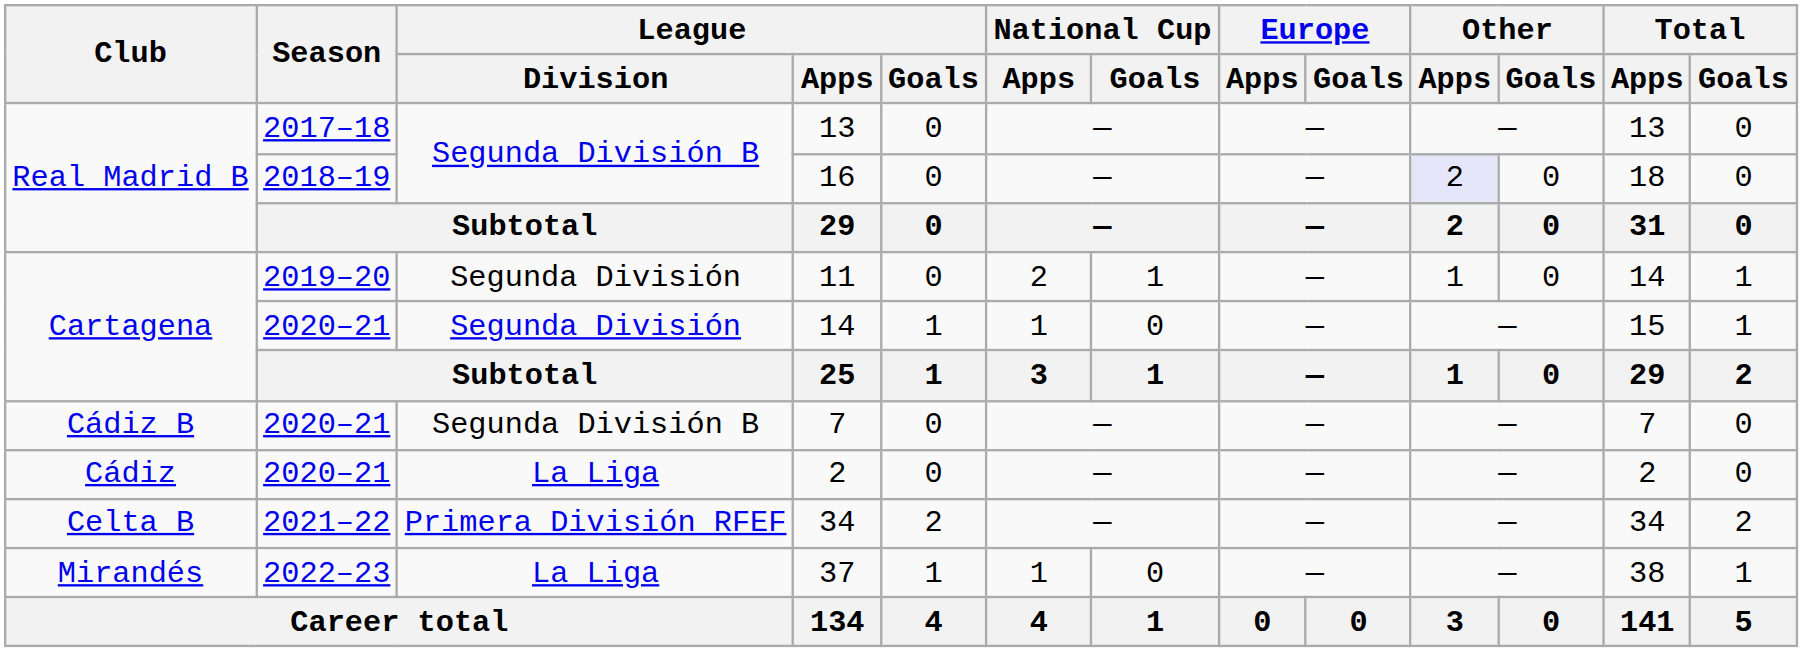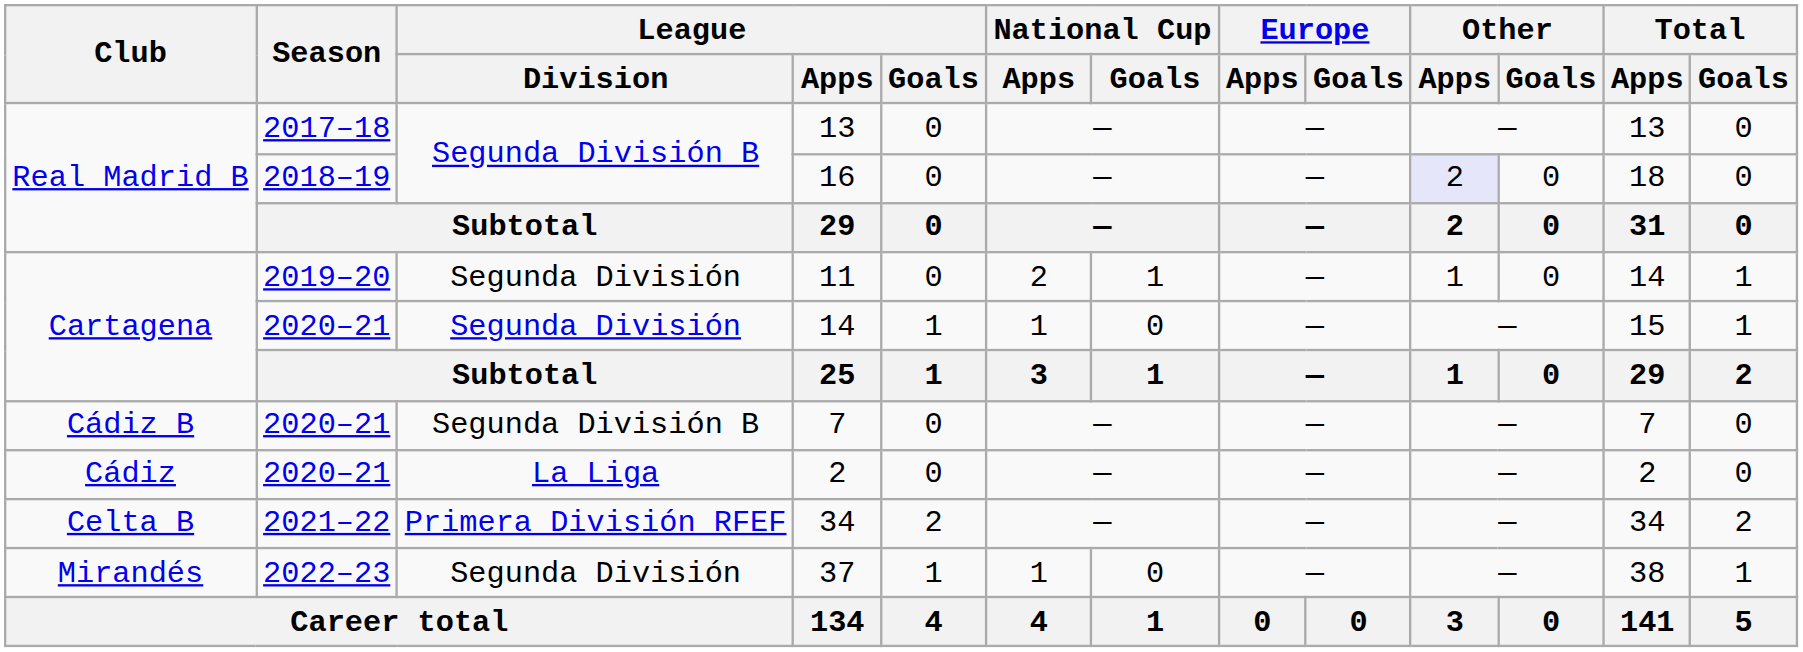(596, 573) La Liga -> (596, 573) Segunda División
